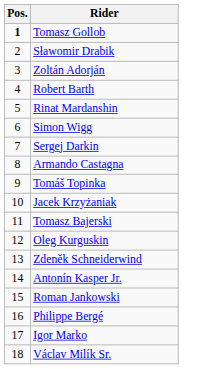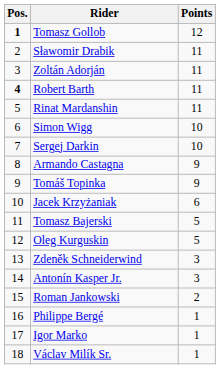+ column: (197, 13)
(17, 89) normal -> (17, 89) bold
